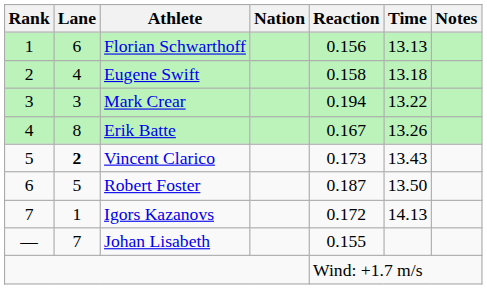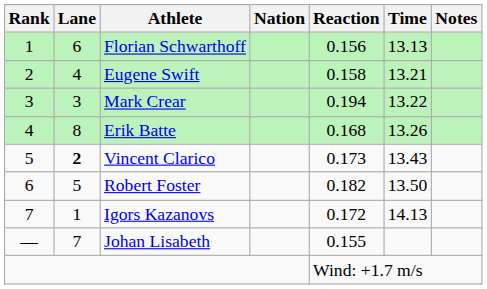(407, 74) 13.18 -> (407, 74) 13.21
(346, 130) 0.167 -> (346, 130) 0.168
(346, 185) 0.187 -> (346, 185) 0.182
